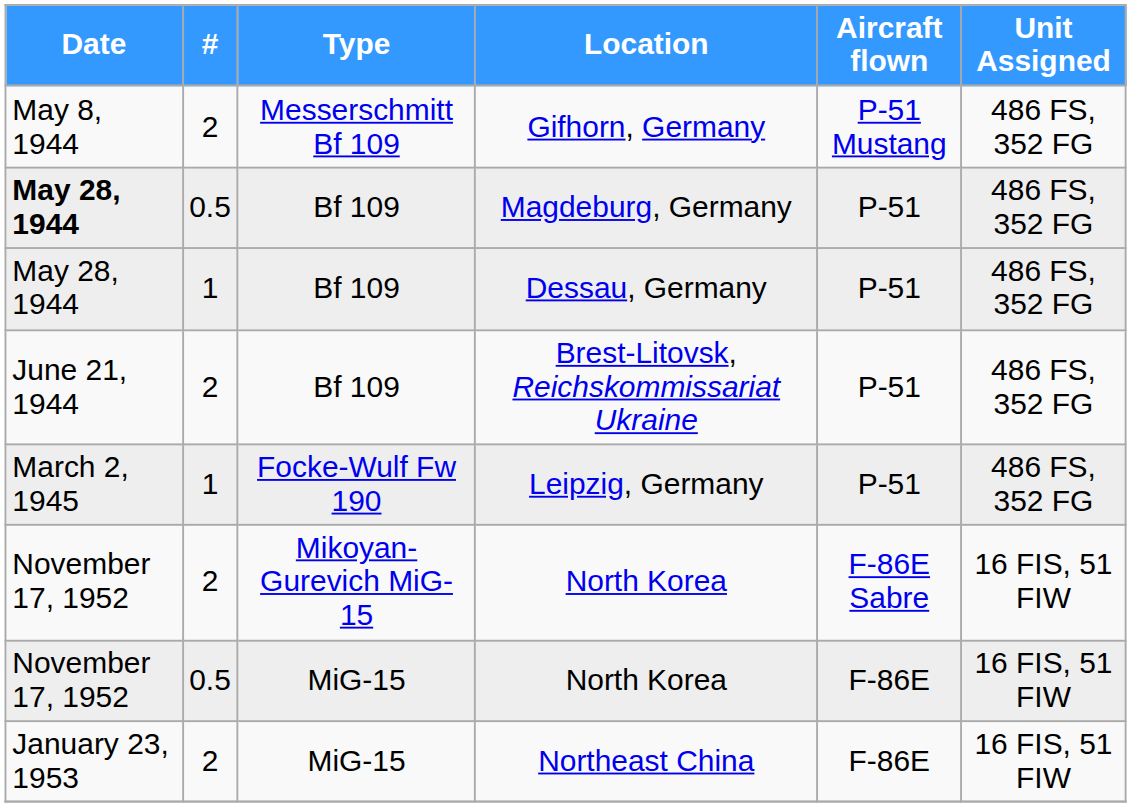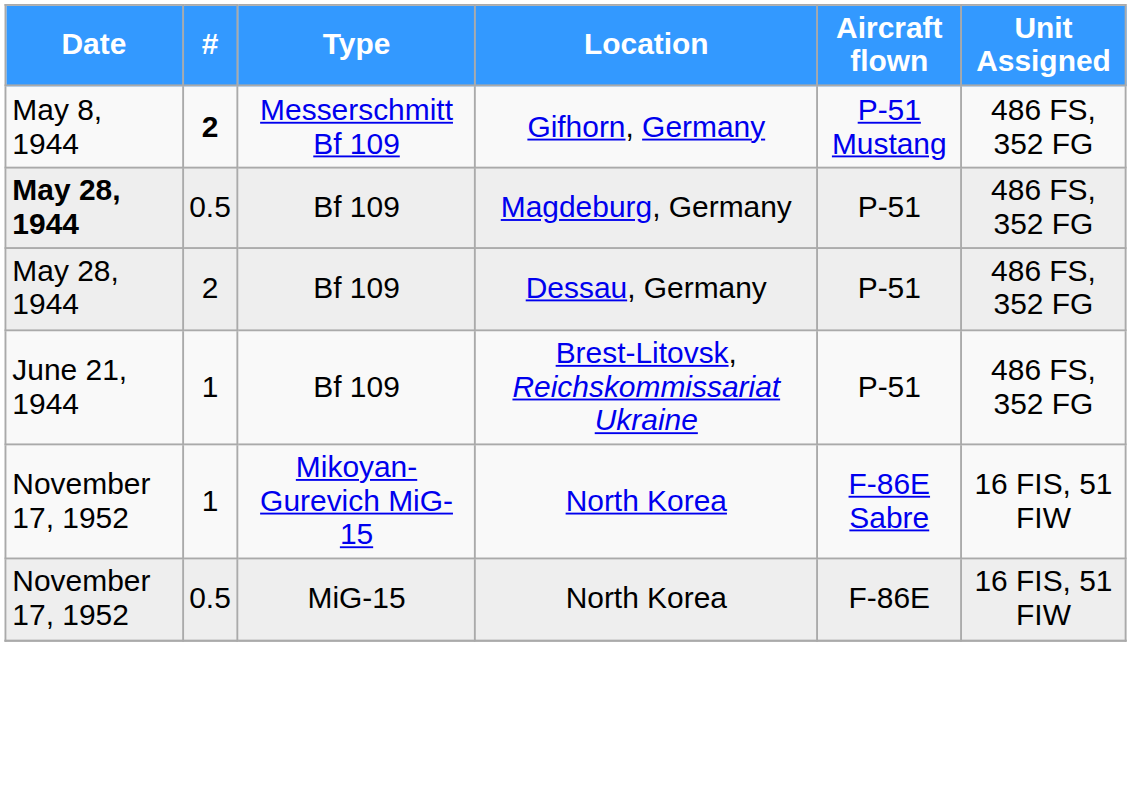(210, 126) normal -> (210, 126) bold
(210, 288) 1 -> (210, 288) 2
(210, 386) 2 -> (210, 386) 1
- row: (357, 484)
(210, 582) 2 -> (210, 501) 1
- row: (357, 761)
